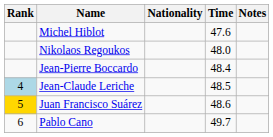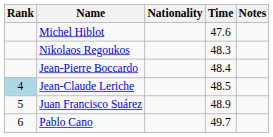(221, 50) 48.0 -> (221, 50) 48.3
(20, 104) gold background -> (20, 104) no background
(221, 104) 48.6 -> (221, 104) 48.9
